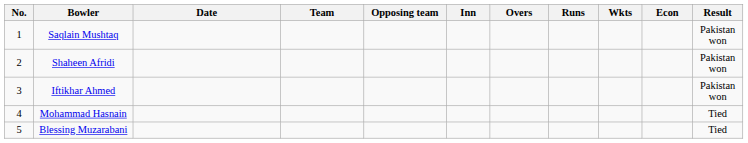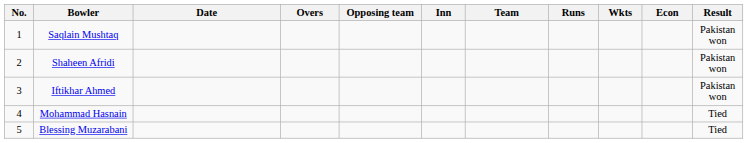columns swapped: (322, 12) <-> (519, 12)
